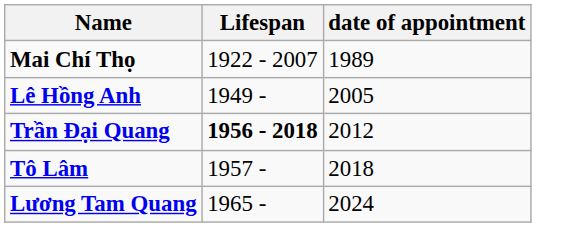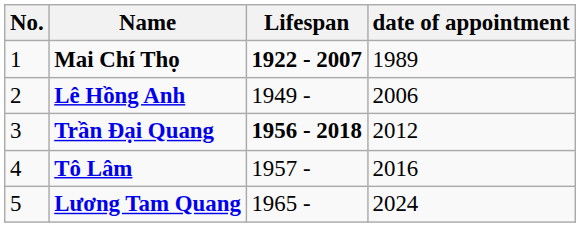+ column: (27, 22)
(262, 58) normal -> (307, 58) bold
(351, 95) 2005 -> (395, 95) 2006
(351, 167) 2018 -> (395, 167) 2016
